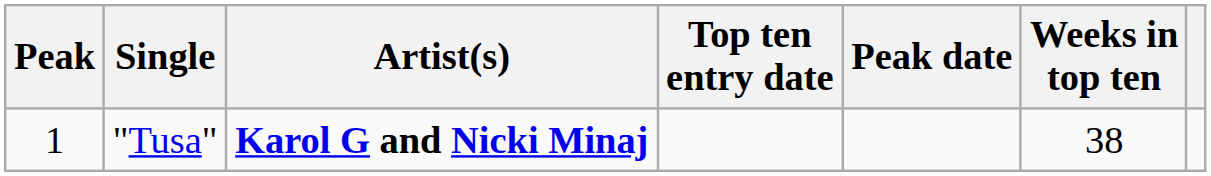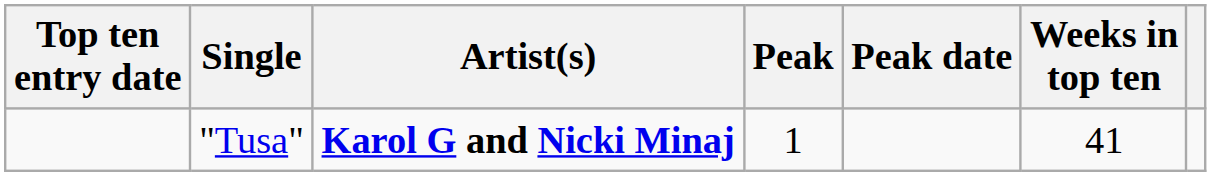columns swapped: (750, 56) <-> (55, 56)
(1104, 139) 38 -> (1104, 139) 41
